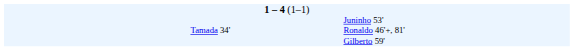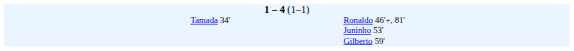rows swapped: (374, 31) <-> (363, 20)
